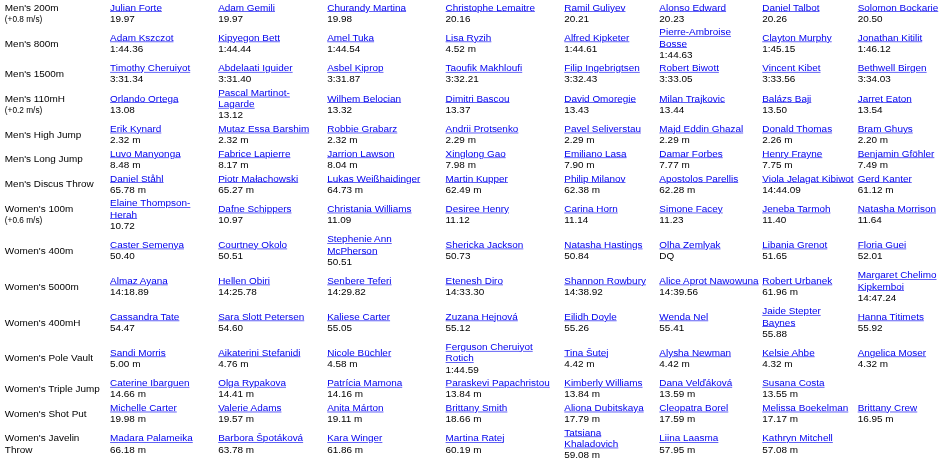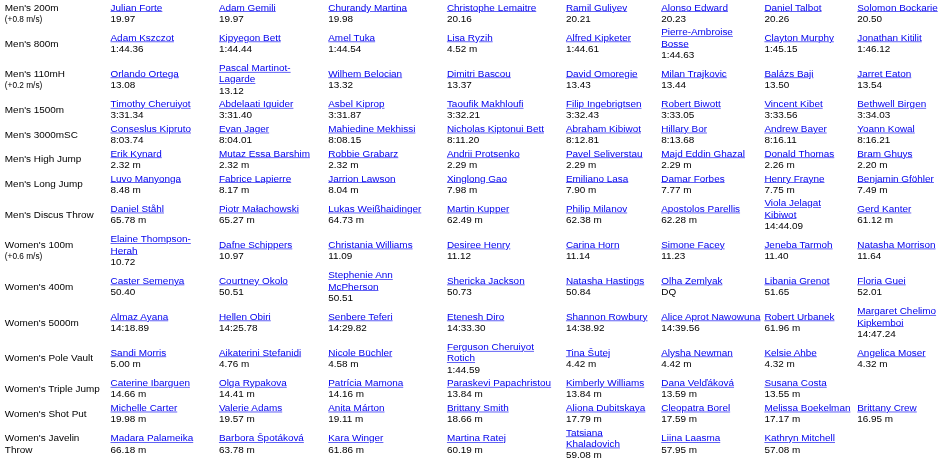rows swapped: (34, 73) <-> (35, 104)
+ row: (41, 134)
- row: (43, 322)
